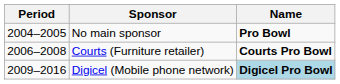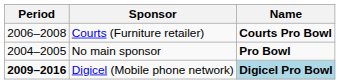rows swapped: (116, 33) <-> (138, 51)
(37, 70) normal -> (37, 70) bold
